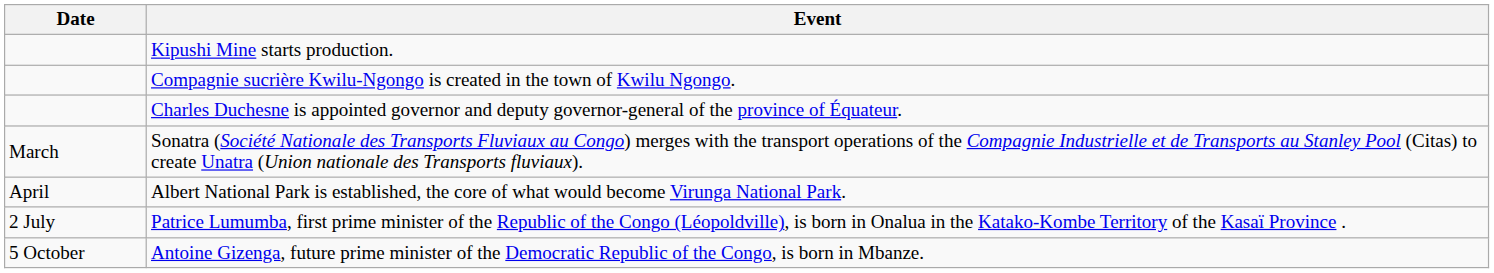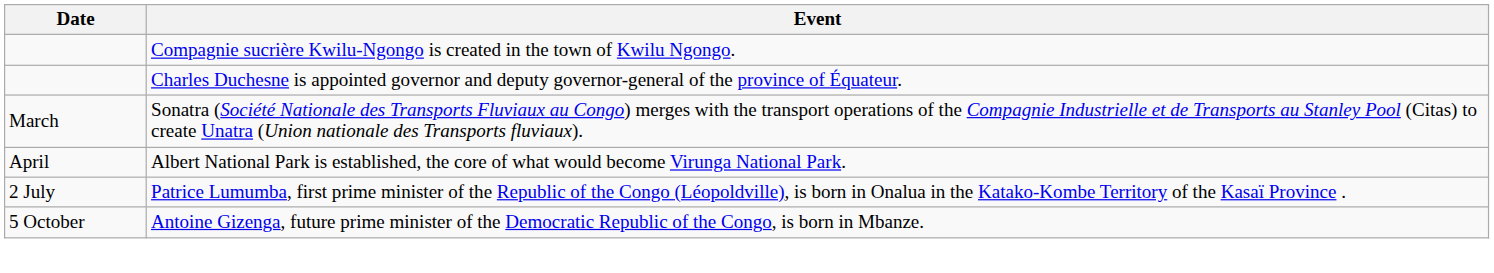- row: (272, 49)
